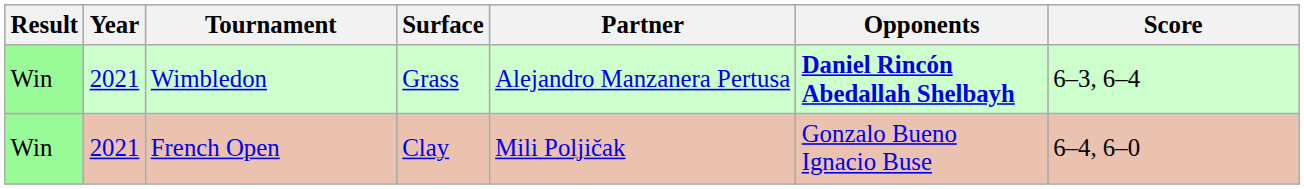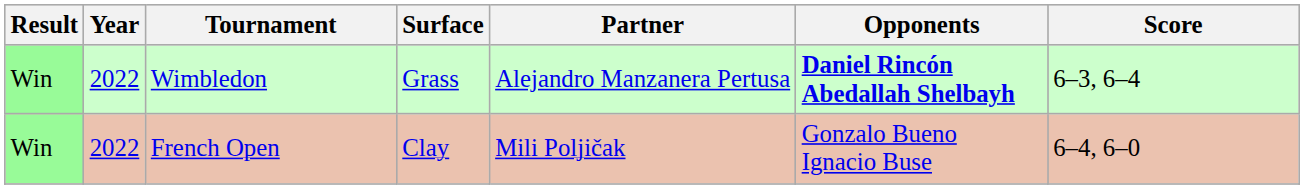(114, 78) 2021 -> (114, 78) 2022
(114, 147) 2021 -> (114, 147) 2022
